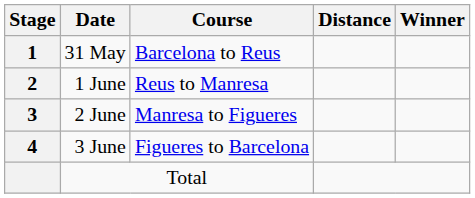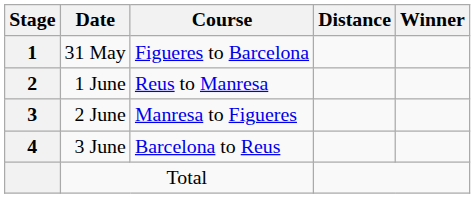(208, 51) Barcelona to Reus -> (222, 51) Figueres to Barcelona
(222, 146) Figueres to Barcelona -> (208, 146) Barcelona to Reus
